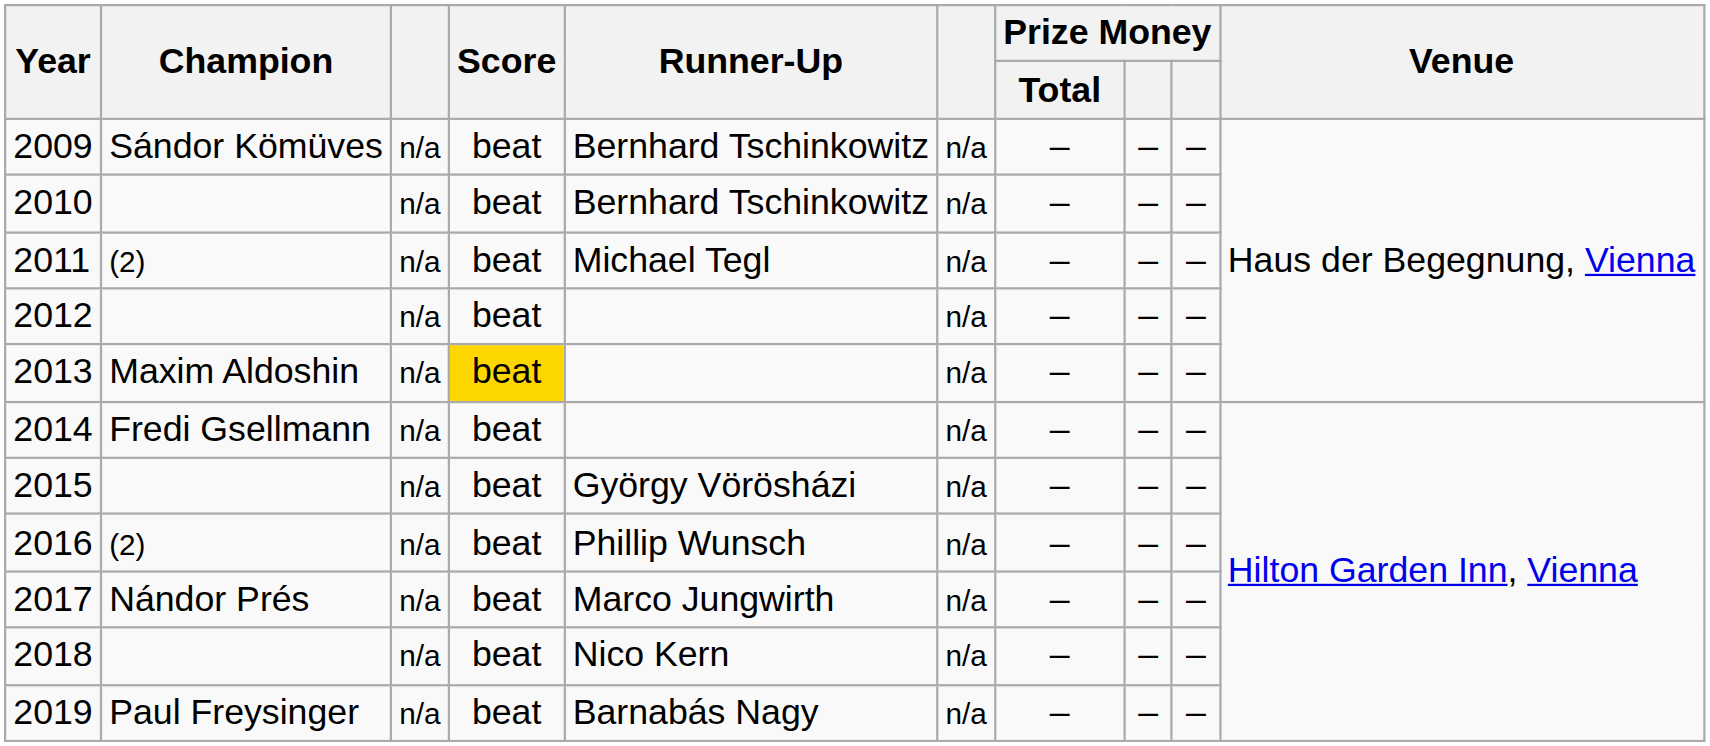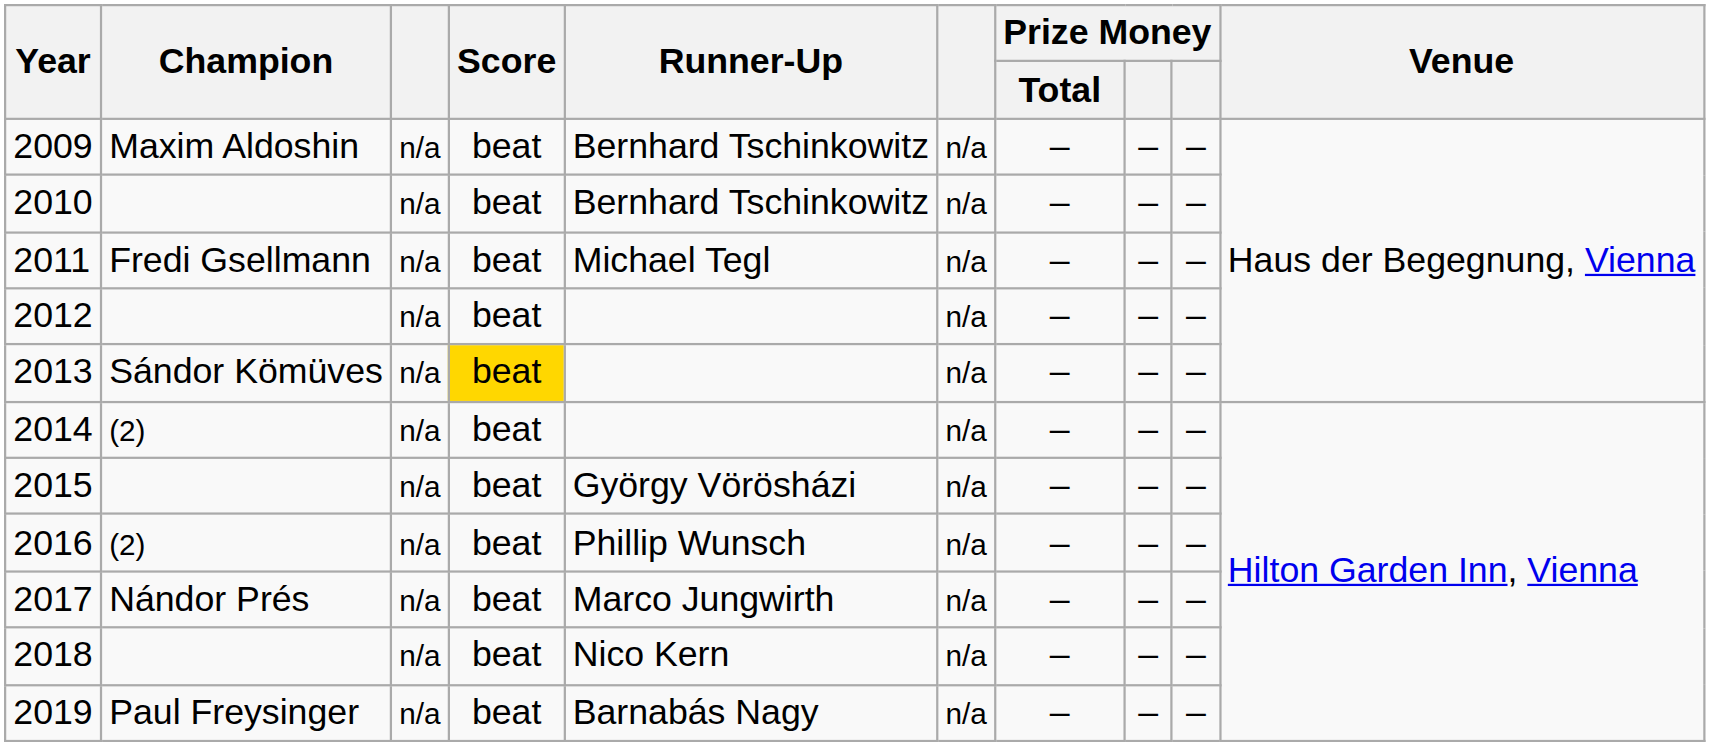(246, 145) Sándor Kömüves -> (234, 145) Maxim Aldoshin
(127, 261) (2) -> (240, 259) Fredi Gsellmann
(234, 372) Maxim Aldoshin -> (246, 372) Sándor Kömüves
(240, 428) Fredi Gsellmann -> (127, 431) (2)
